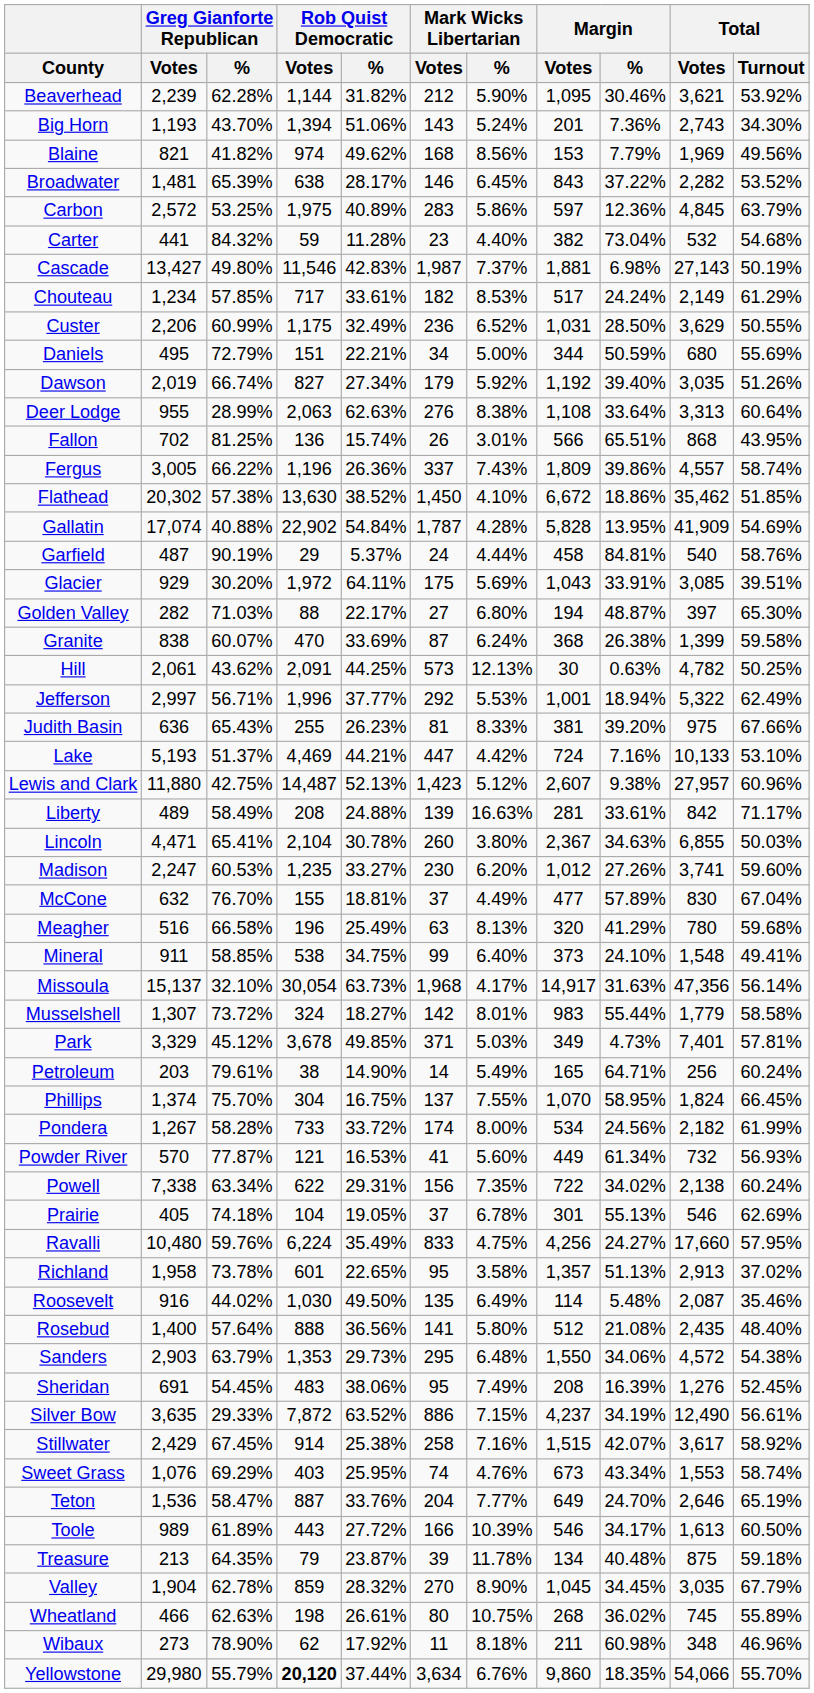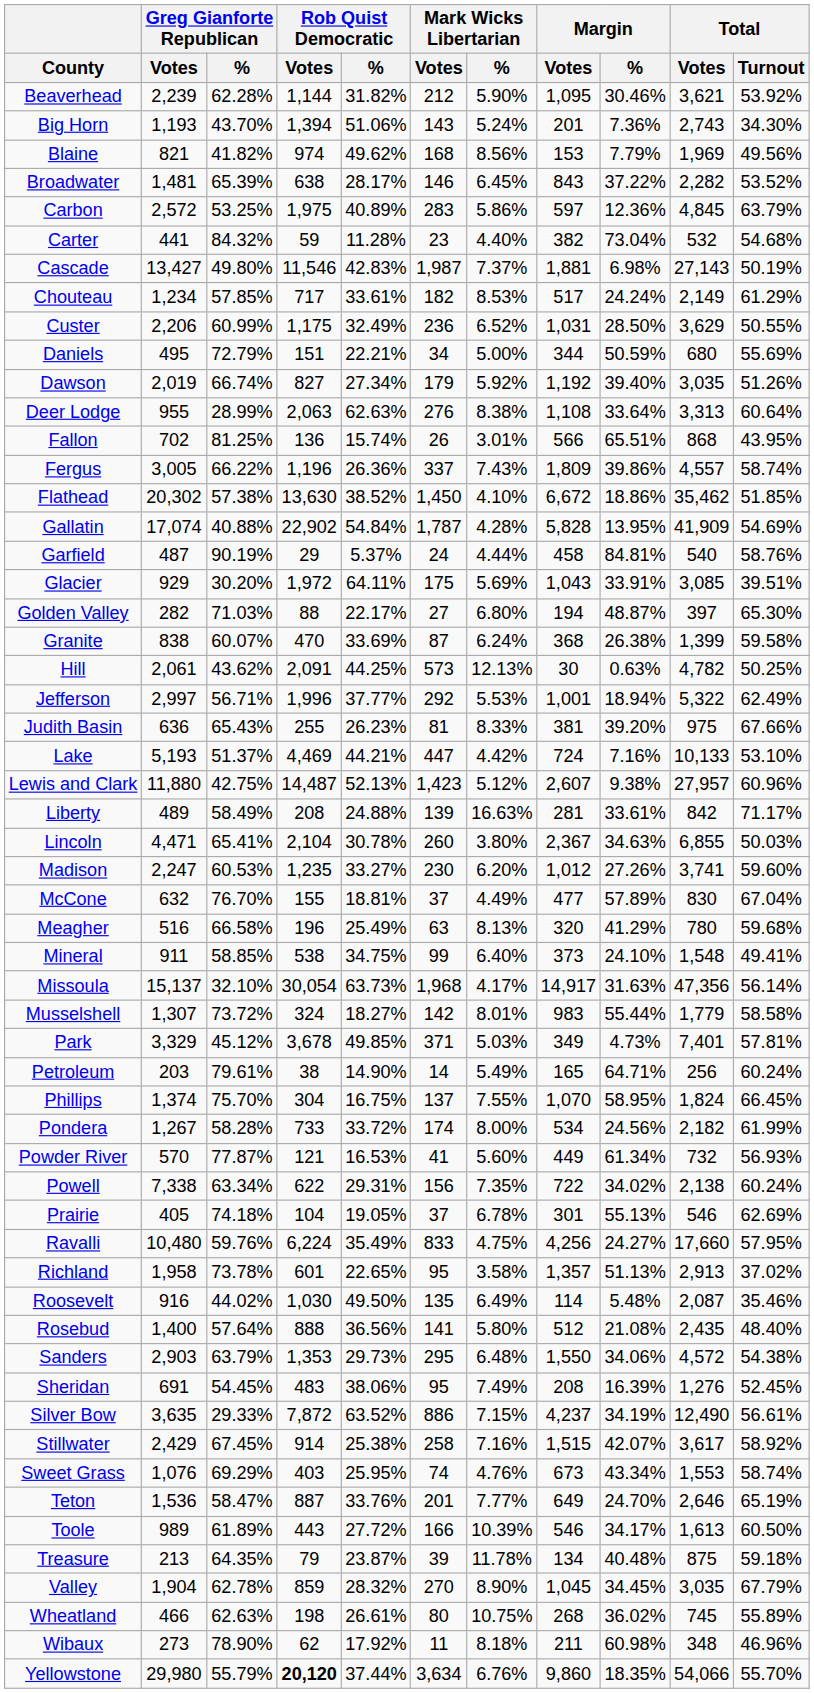(439, 1501) 204 -> (439, 1501) 201
